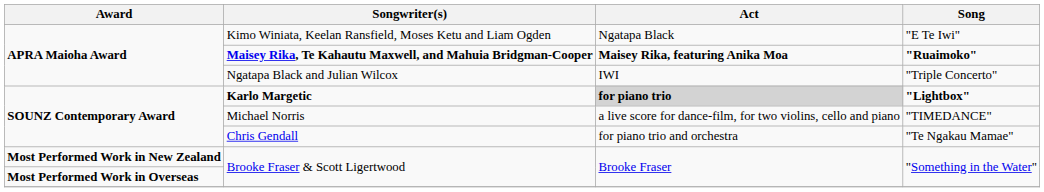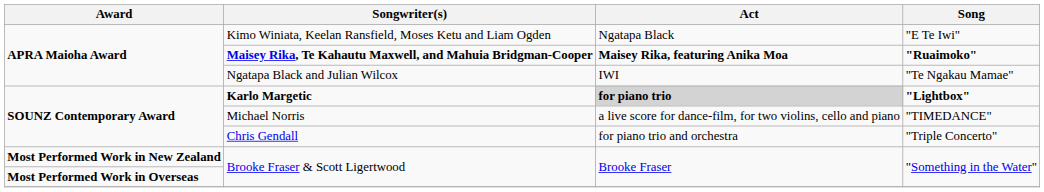(952, 75) "Triple Concerto" -> (960, 75) "Te Ngakau Mamae"
(960, 136) "Te Ngakau Mamae" -> (952, 136) "Triple Concerto"
